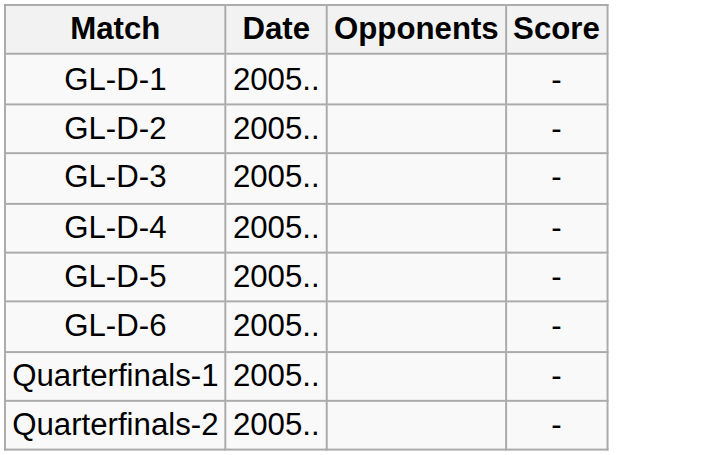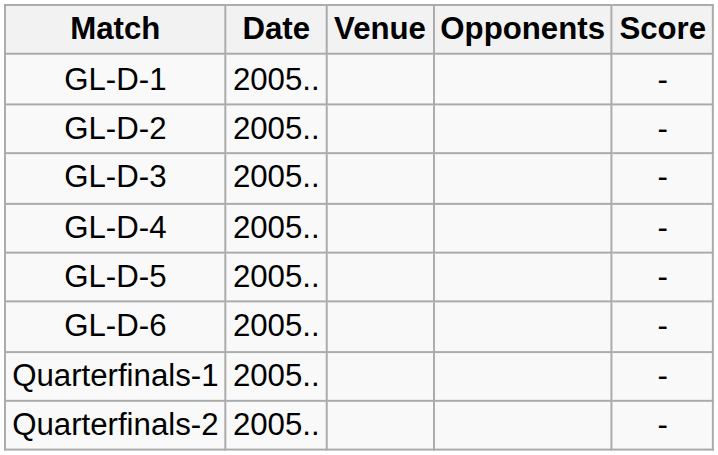+ column: (380, 29)
